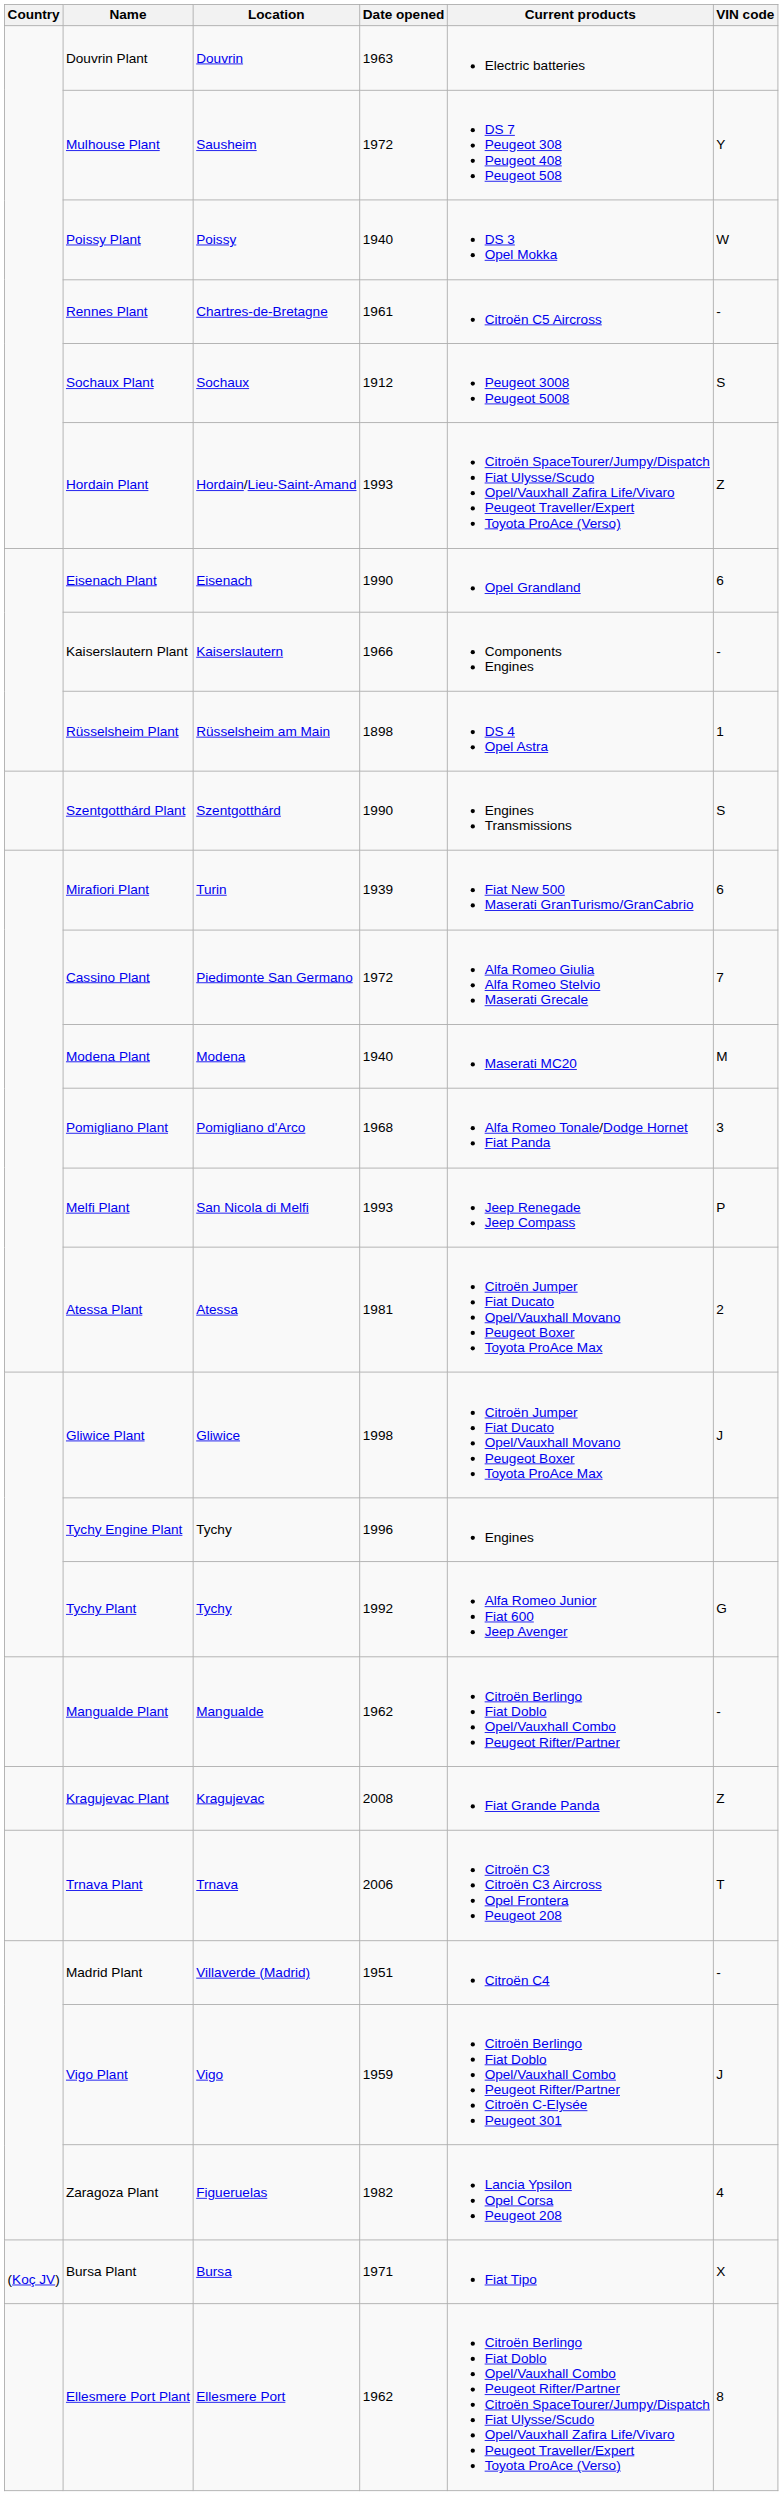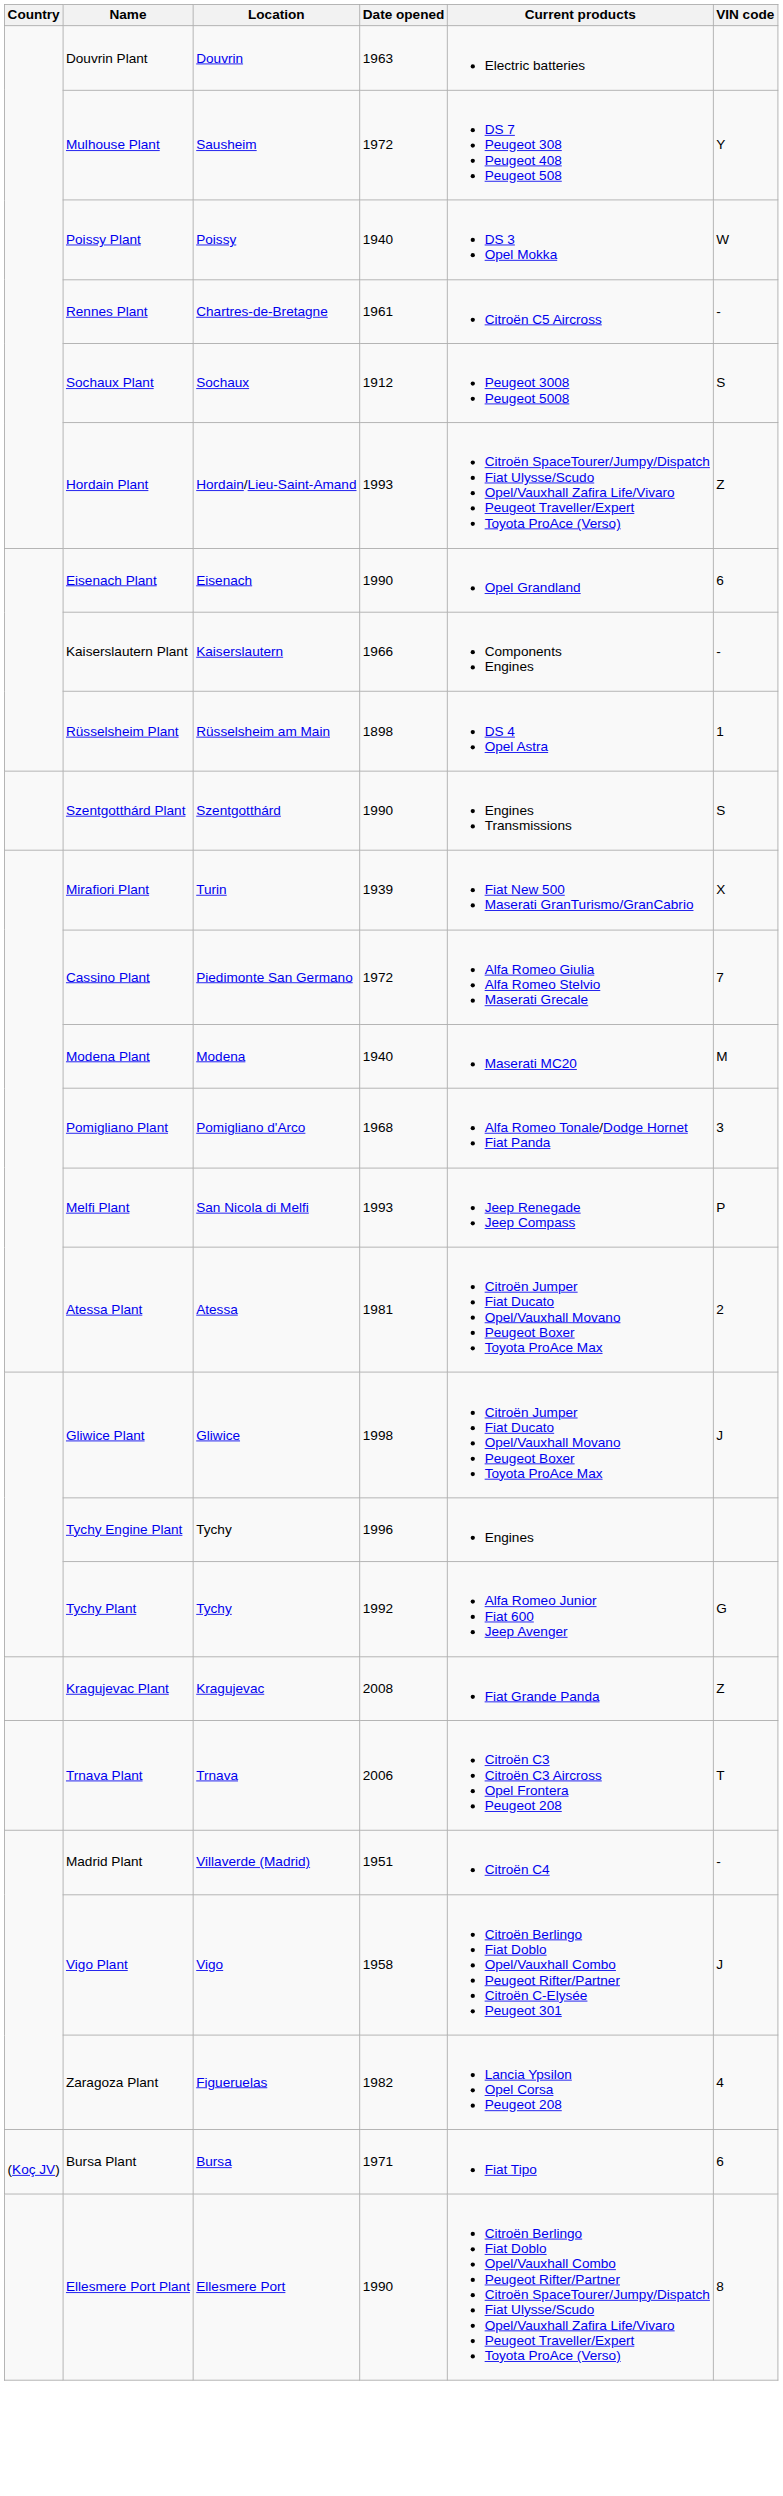(720, 890) 6 -> (721, 890) X
- row: (117, 1711)
(378, 2074) 1959 -> (378, 1964) 1958
(721, 2271) X -> (720, 2161) 6
(378, 2397) 1962 -> (378, 2287) 1990
